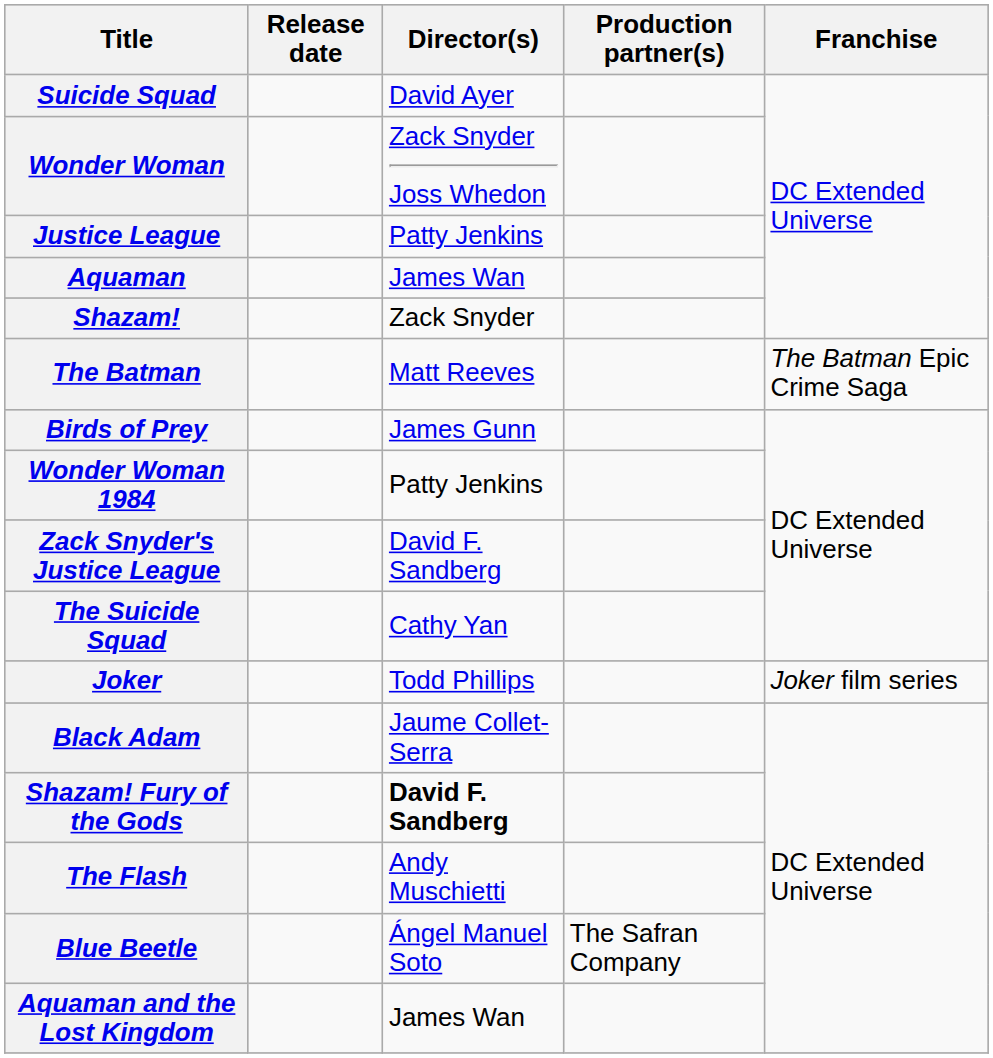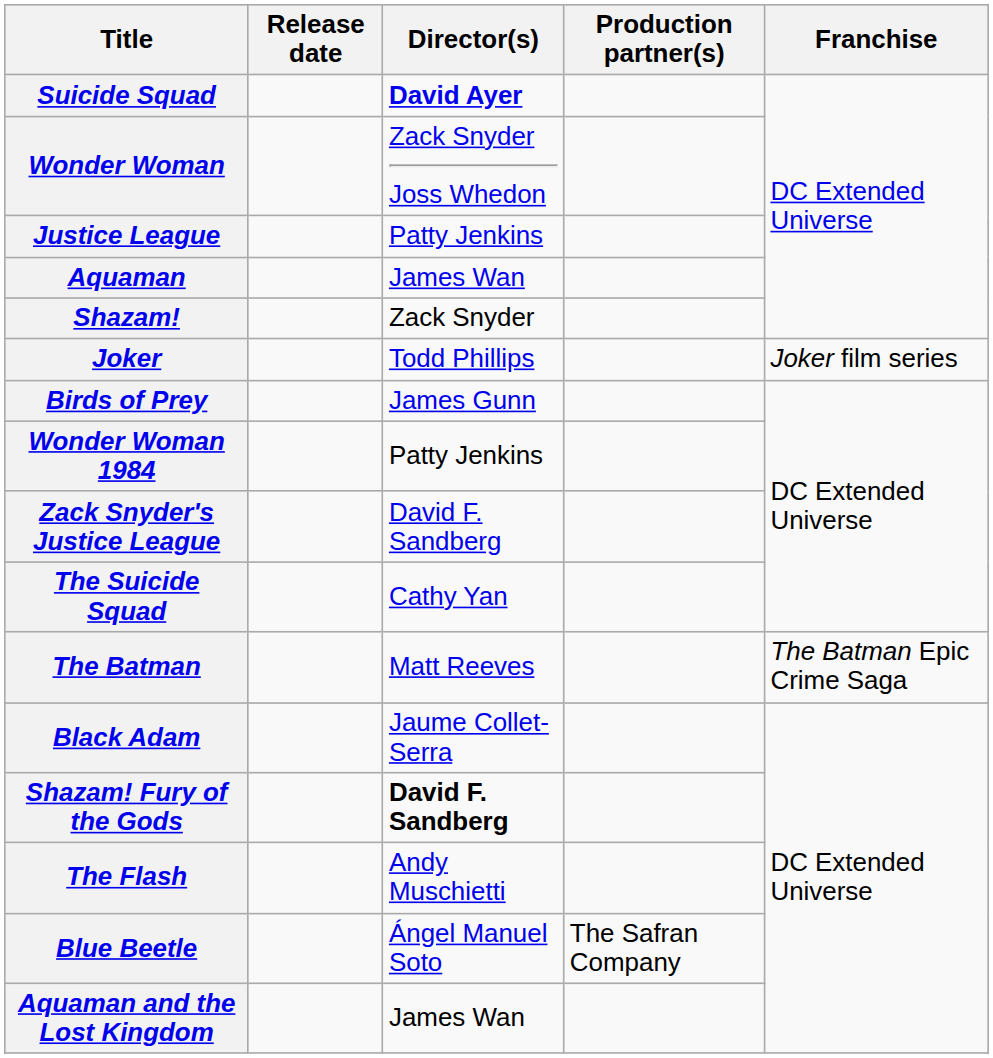(451, 95) normal -> (456, 95) bold
rows swapped: (127, 681) <-> (127, 373)
